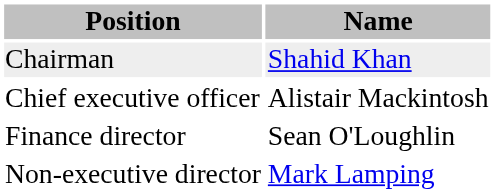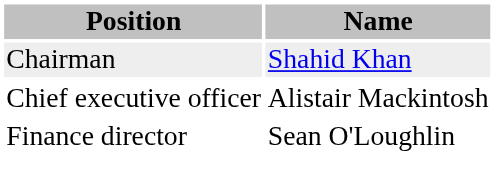- row: (133, 173)
